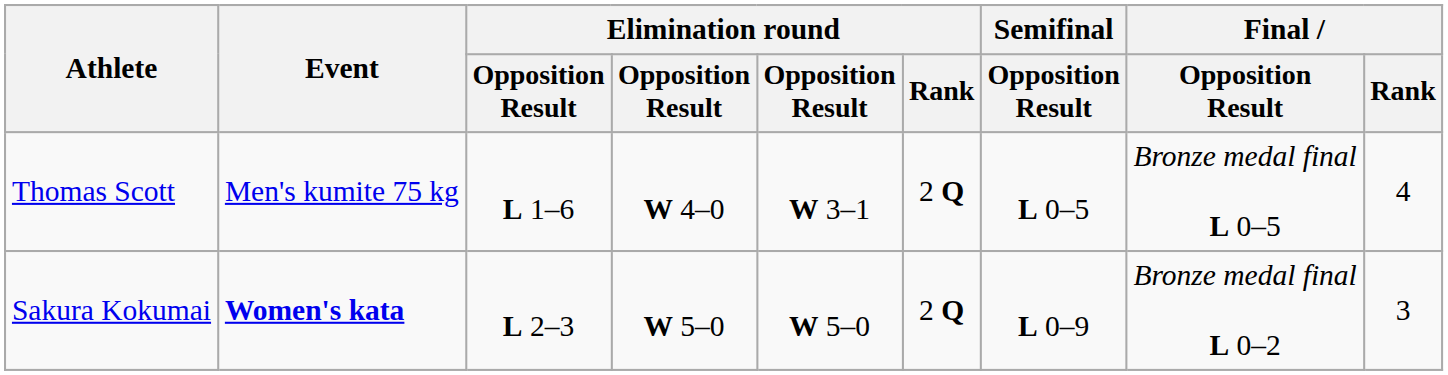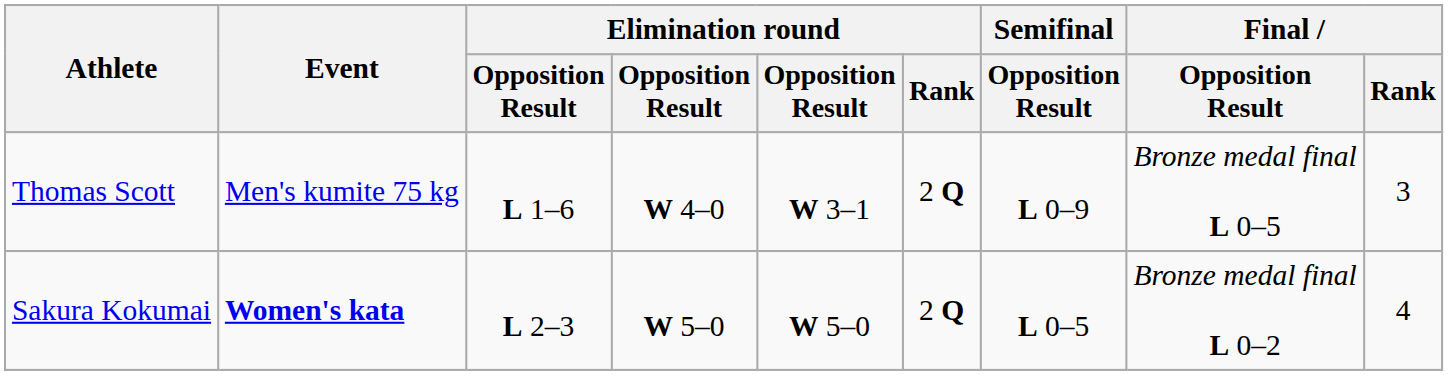(1054, 209) L 0–5 -> (1054, 209) L 0–9
(1403, 191) 4 -> (1403, 191) 3
(1054, 327) L 0–9 -> (1054, 327) L 0–5
(1403, 310) 3 -> (1403, 310) 4
